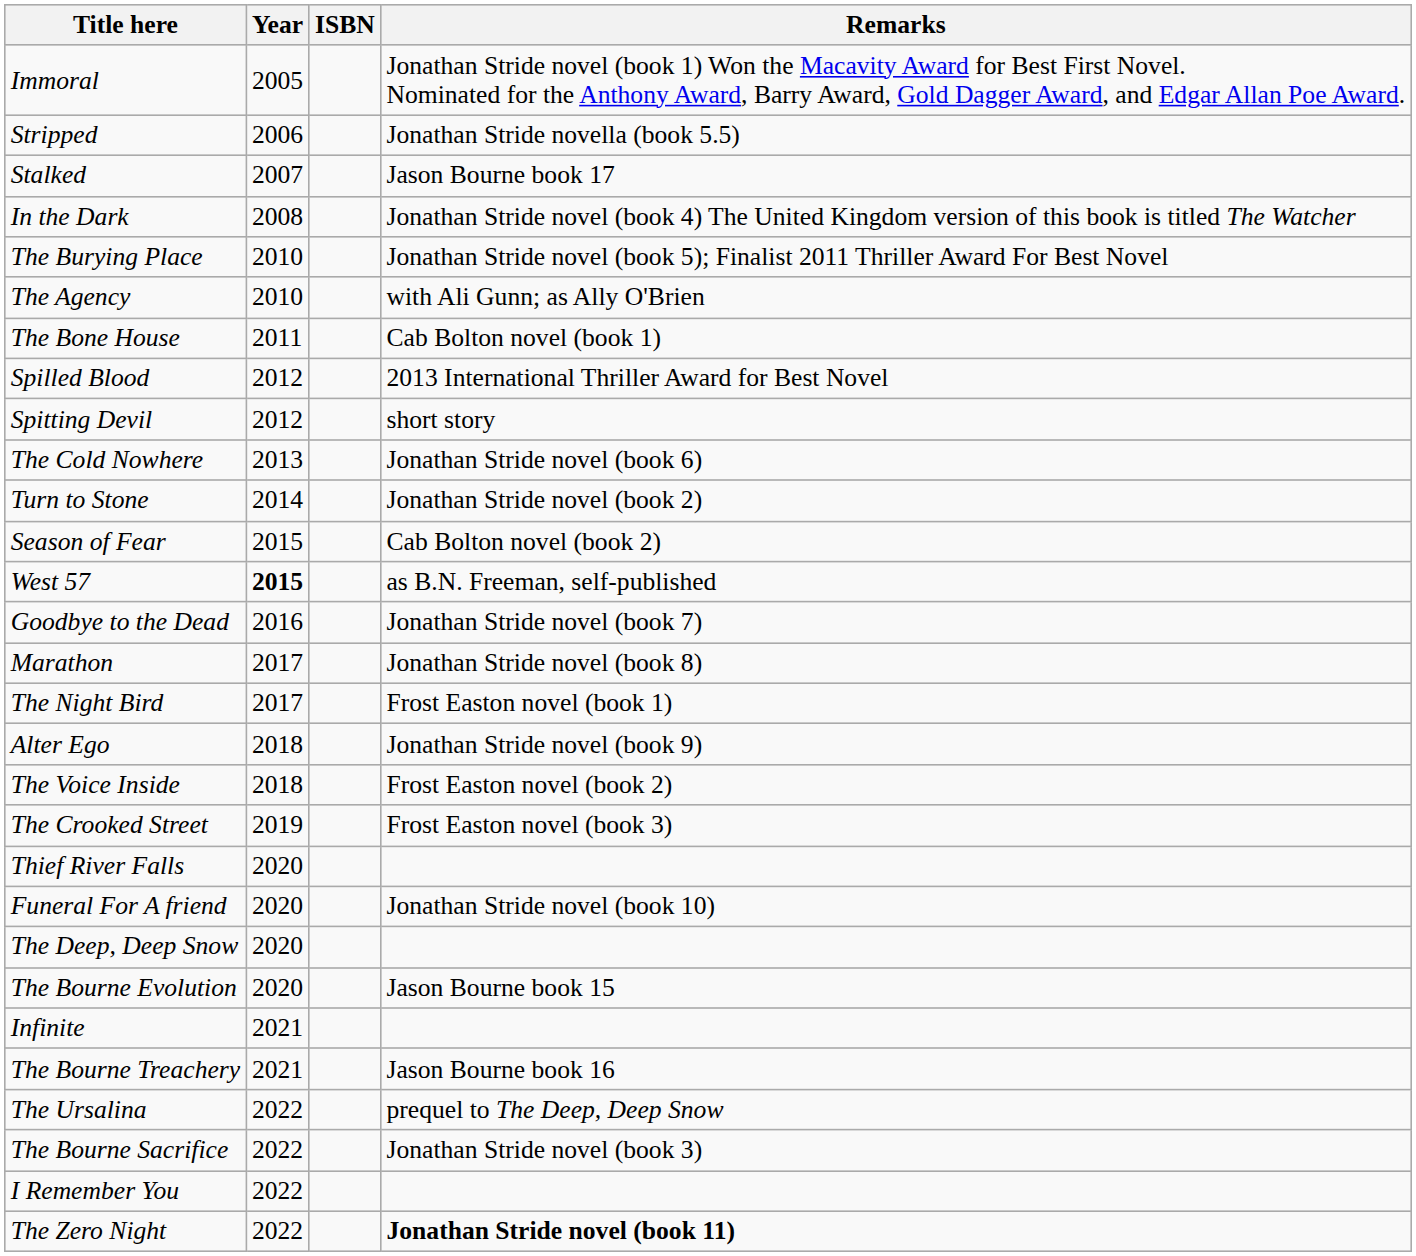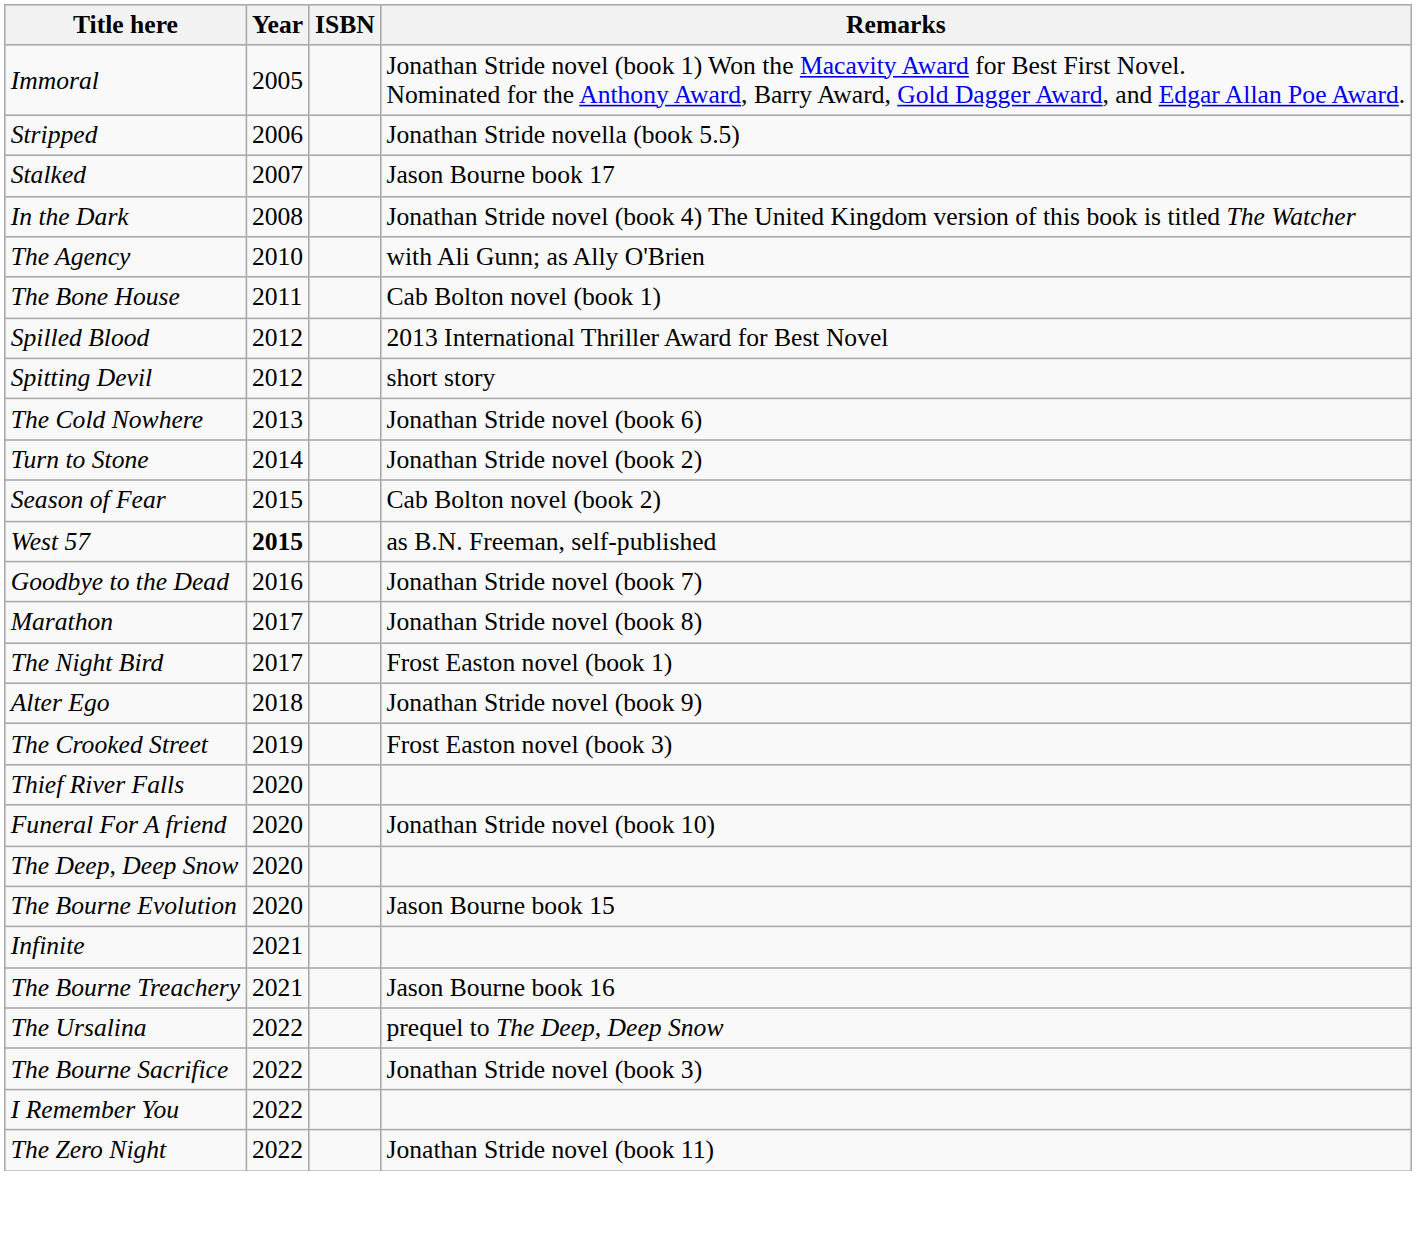- row: (107, 256)
- row: (95, 784)
(561, 1230) bold -> (550, 1149) normal
